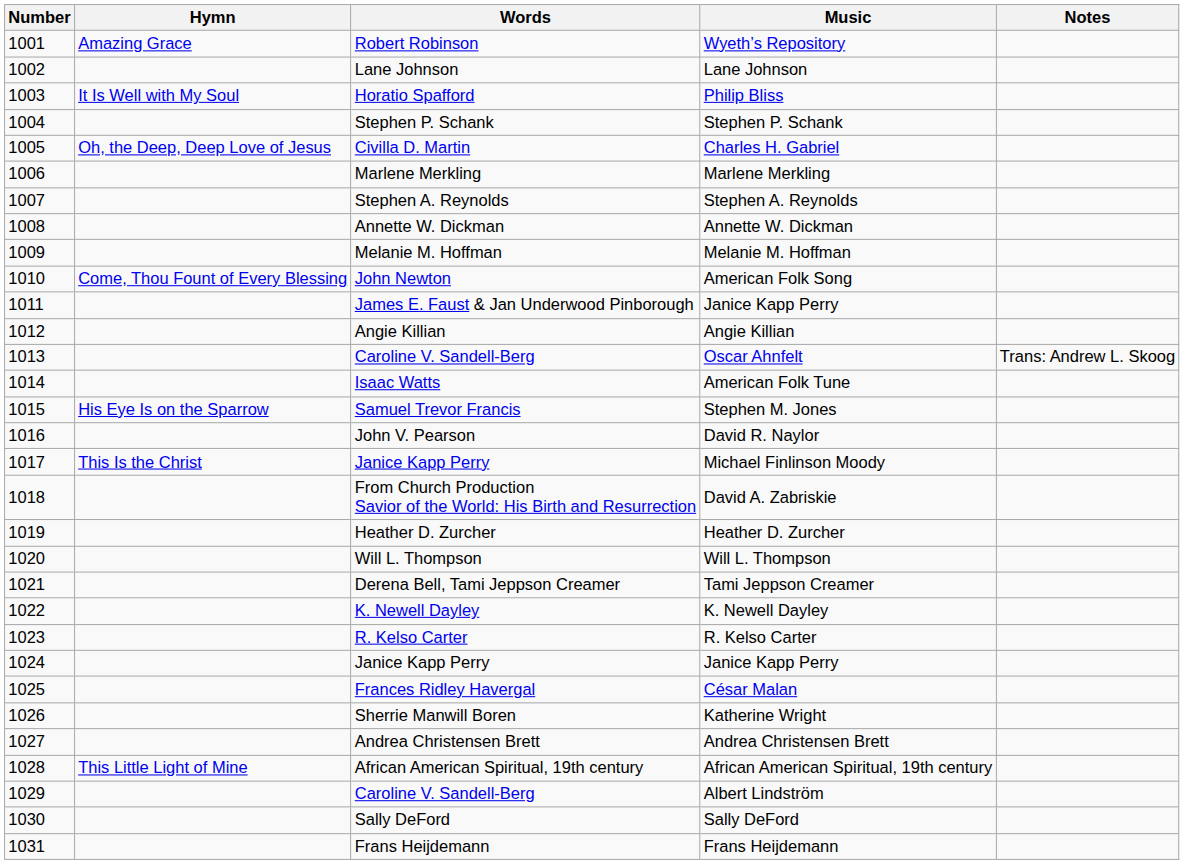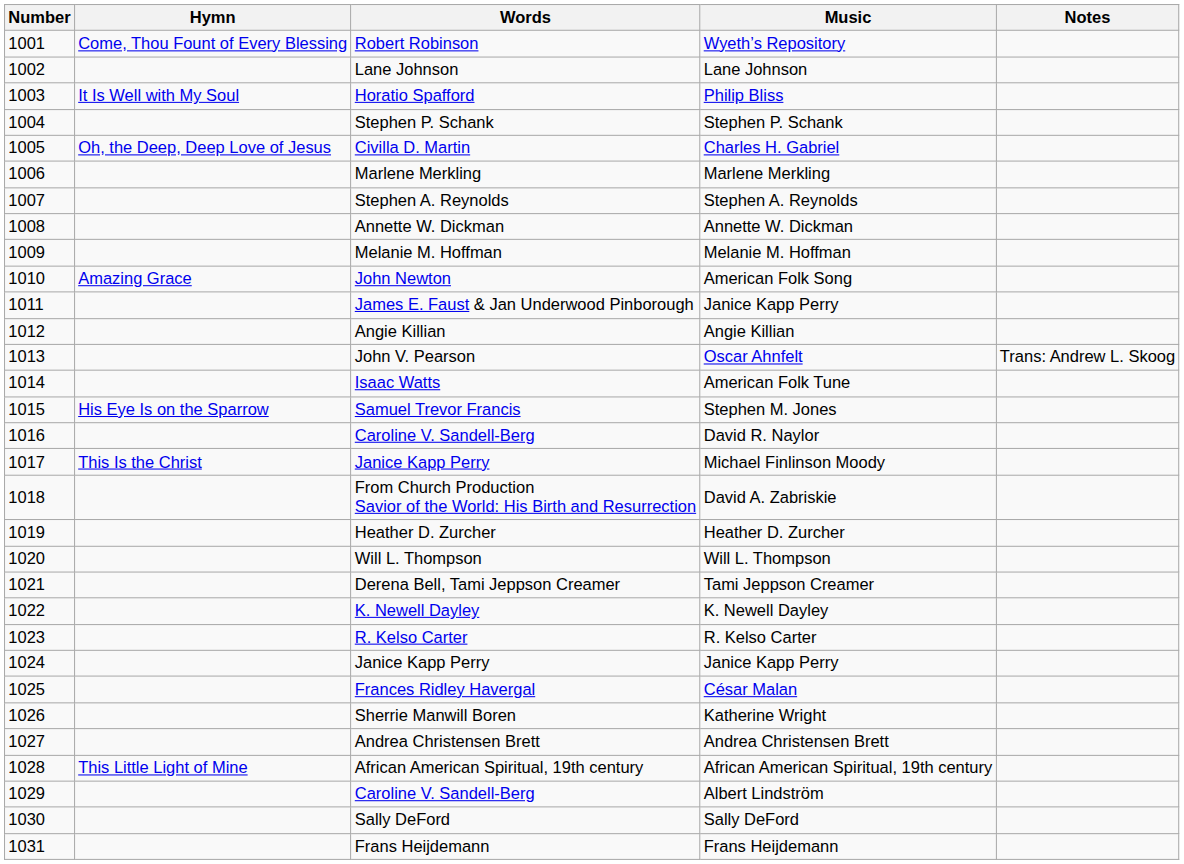(135, 43) Amazing Grace -> (213, 43) Come, Thou Fount of Every Blessing
(213, 278) Come, Thou Fount of Every Blessing -> (135, 278) Amazing Grace
(445, 357) Caroline V. Sandell-Berg -> (415, 357) John V. Pearson
(415, 435) John V. Pearson -> (445, 435) Caroline V. Sandell-Berg
